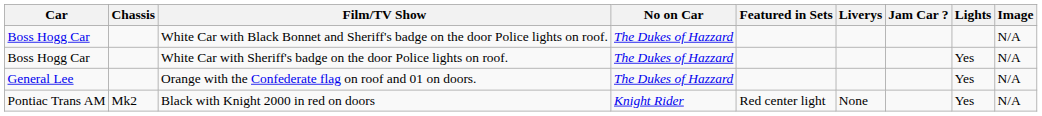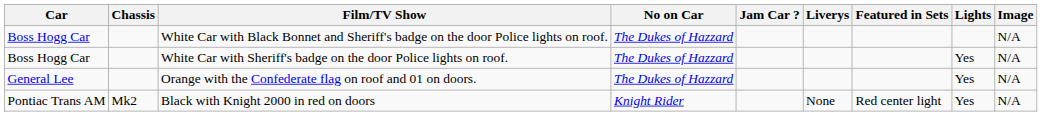columns swapped: (786, 15) <-> (918, 15)
